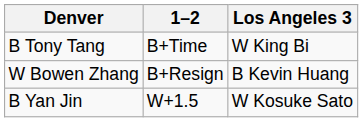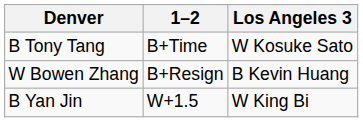(270, 46) W King Bi -> (292, 46) W Kosuke Sato
(292, 102) W Kosuke Sato -> (270, 102) W King Bi
